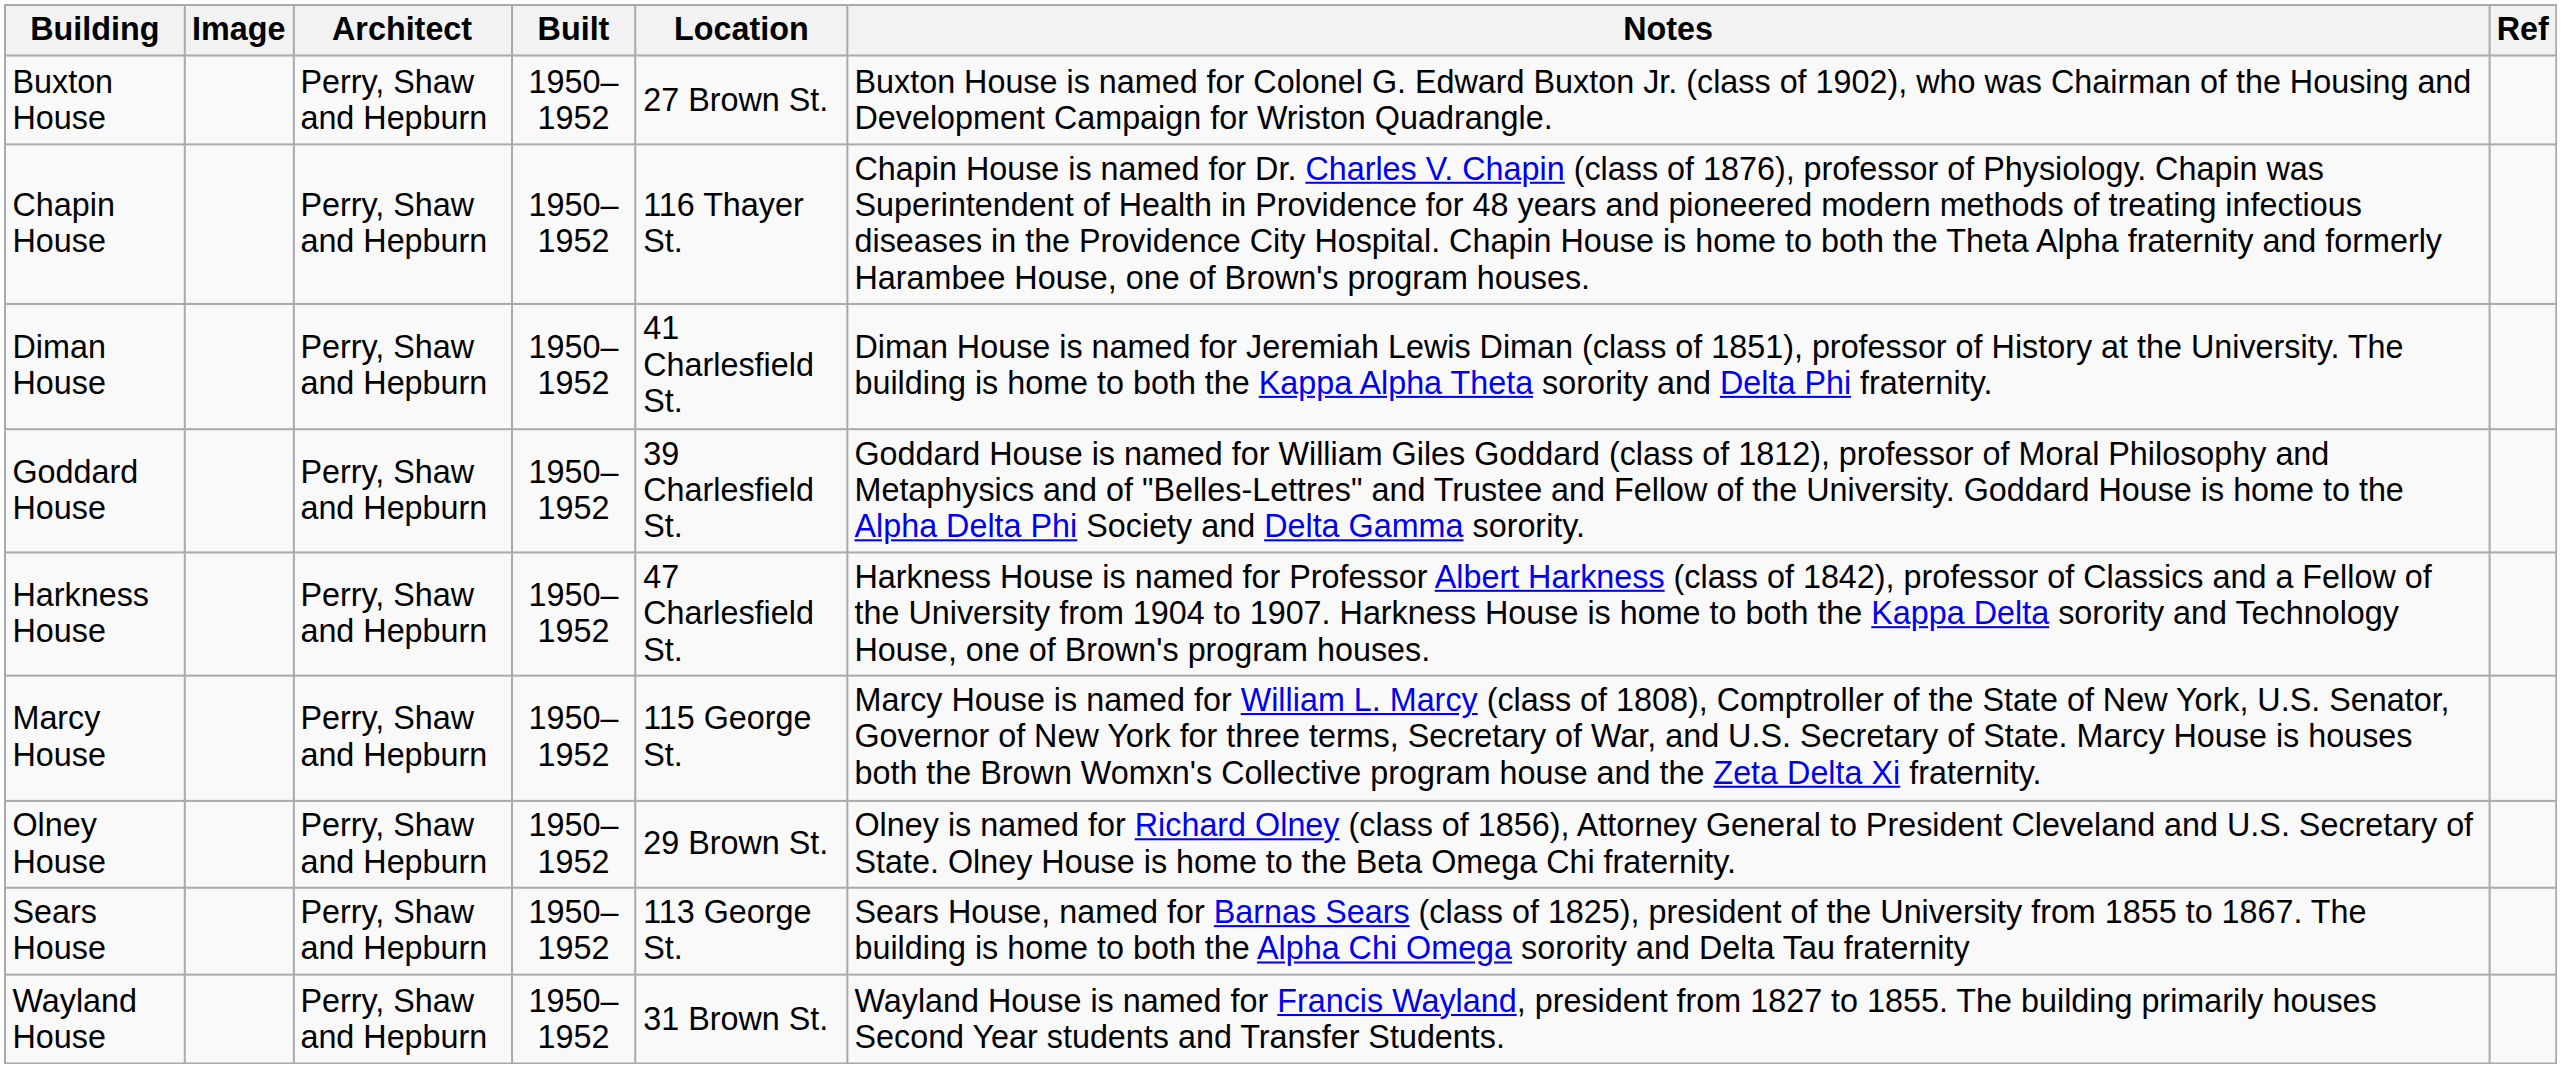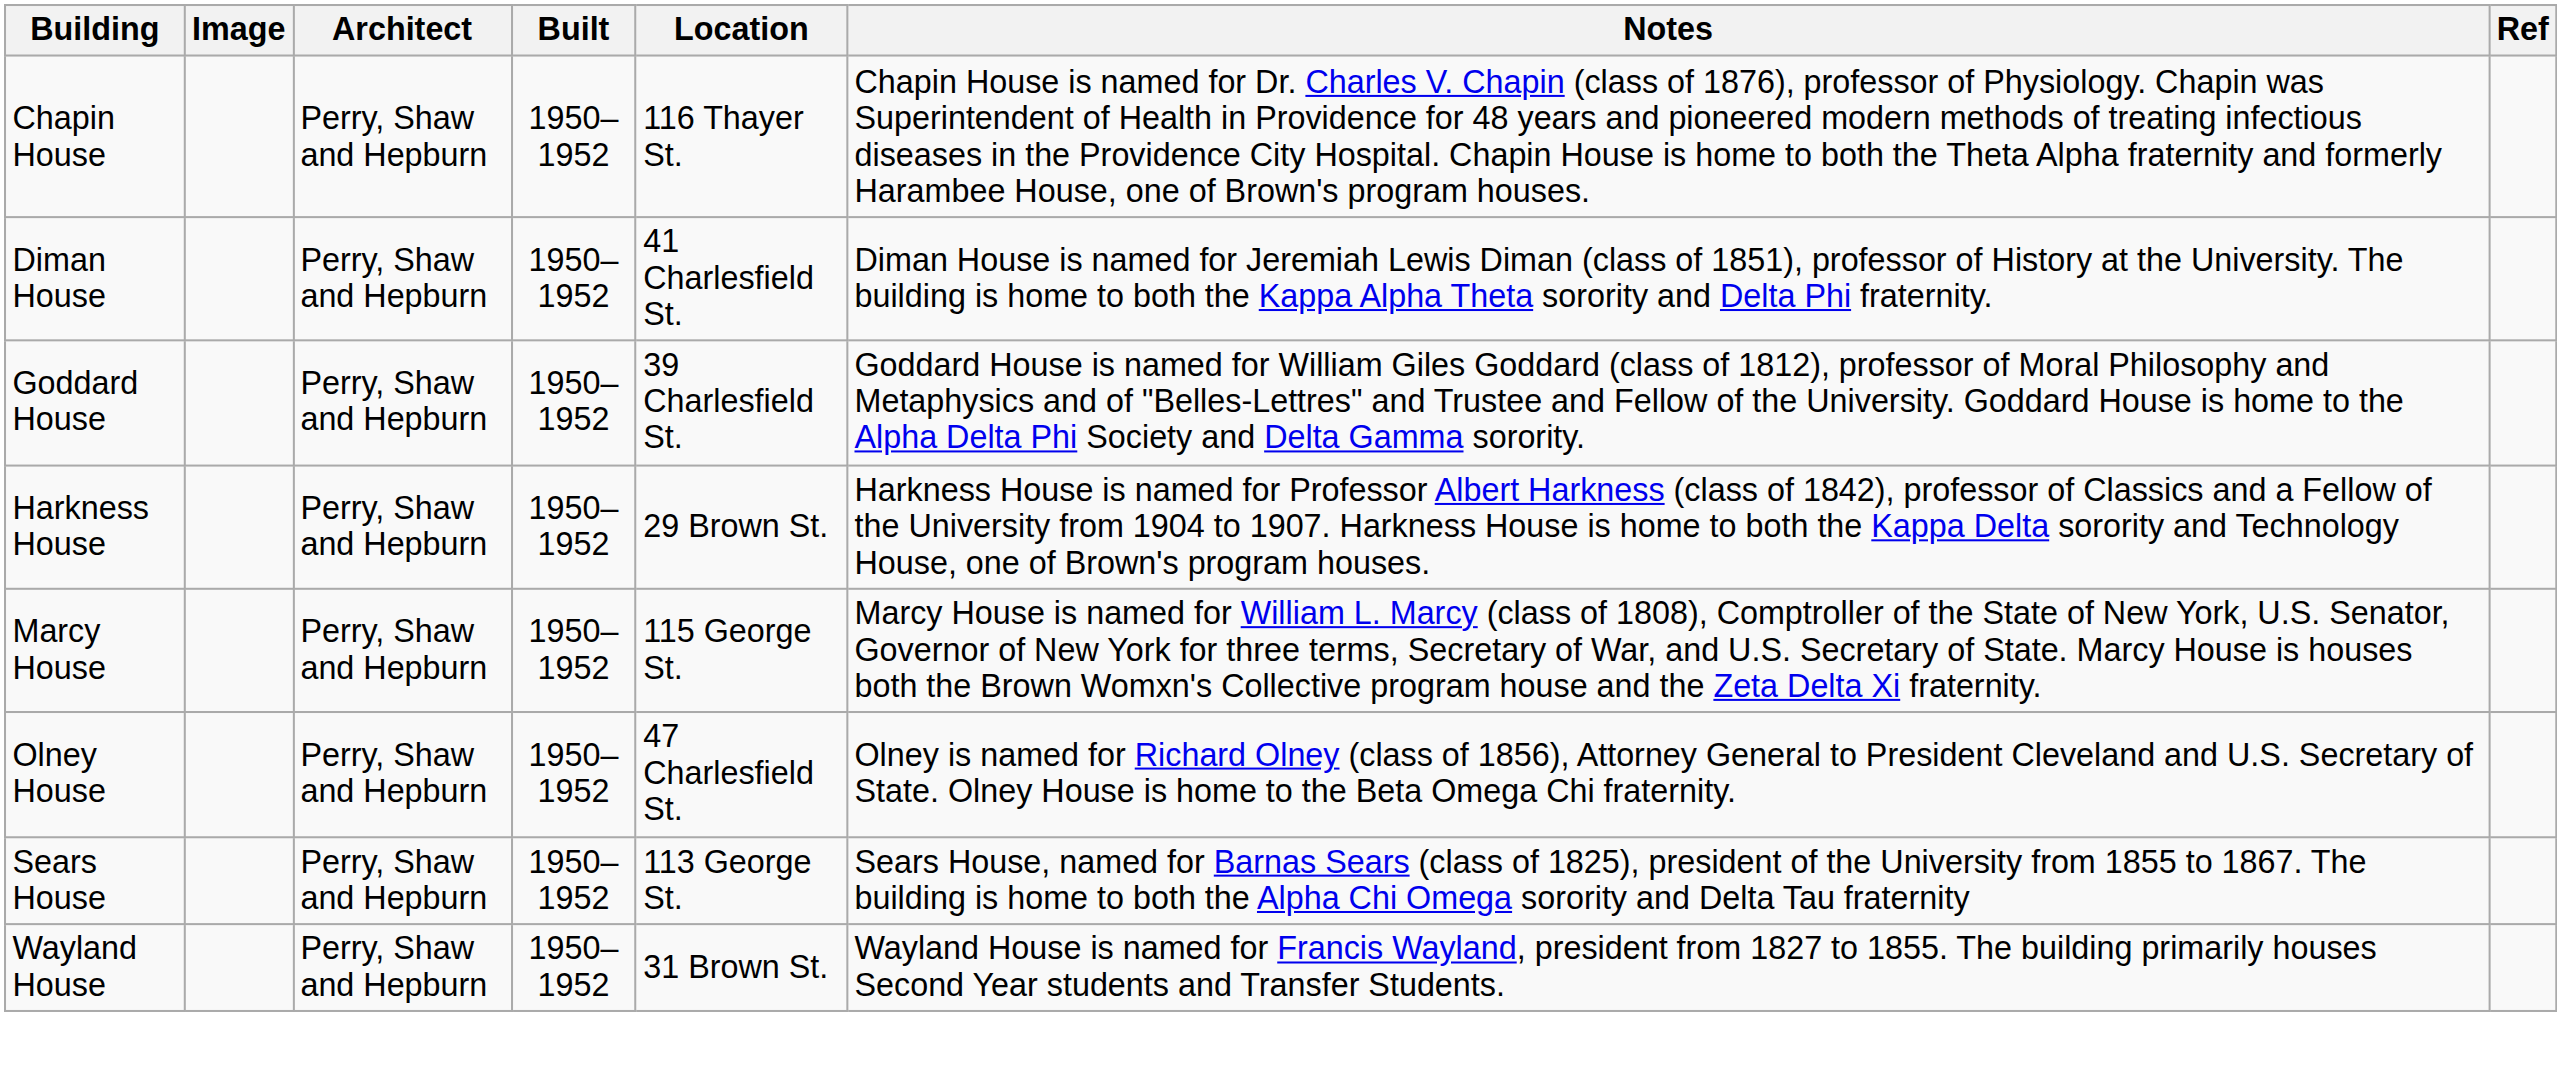- row: (63, 99)
(729, 613) 47 Charlesfield St. -> (736, 526) 29 Brown St.
(736, 843) 29 Brown St. -> (729, 773) 47 Charlesfield St.
